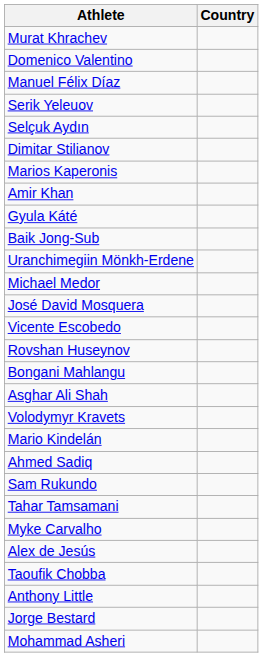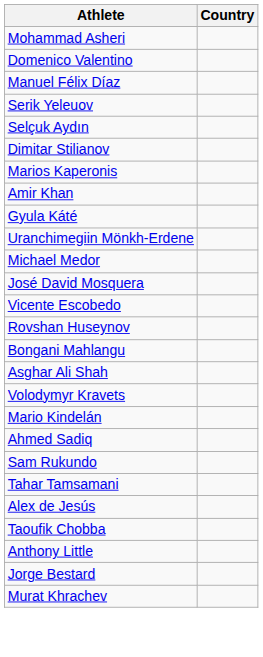rows swapped: (66, 640) <-> (57, 37)
- row: (53, 238)
- row: (55, 529)
